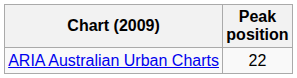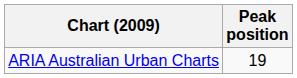(257, 60) 22 -> (257, 60) 19
